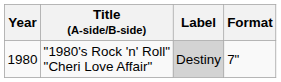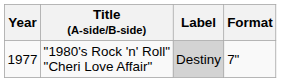(22, 59) 1980 -> (22, 59) 1977
